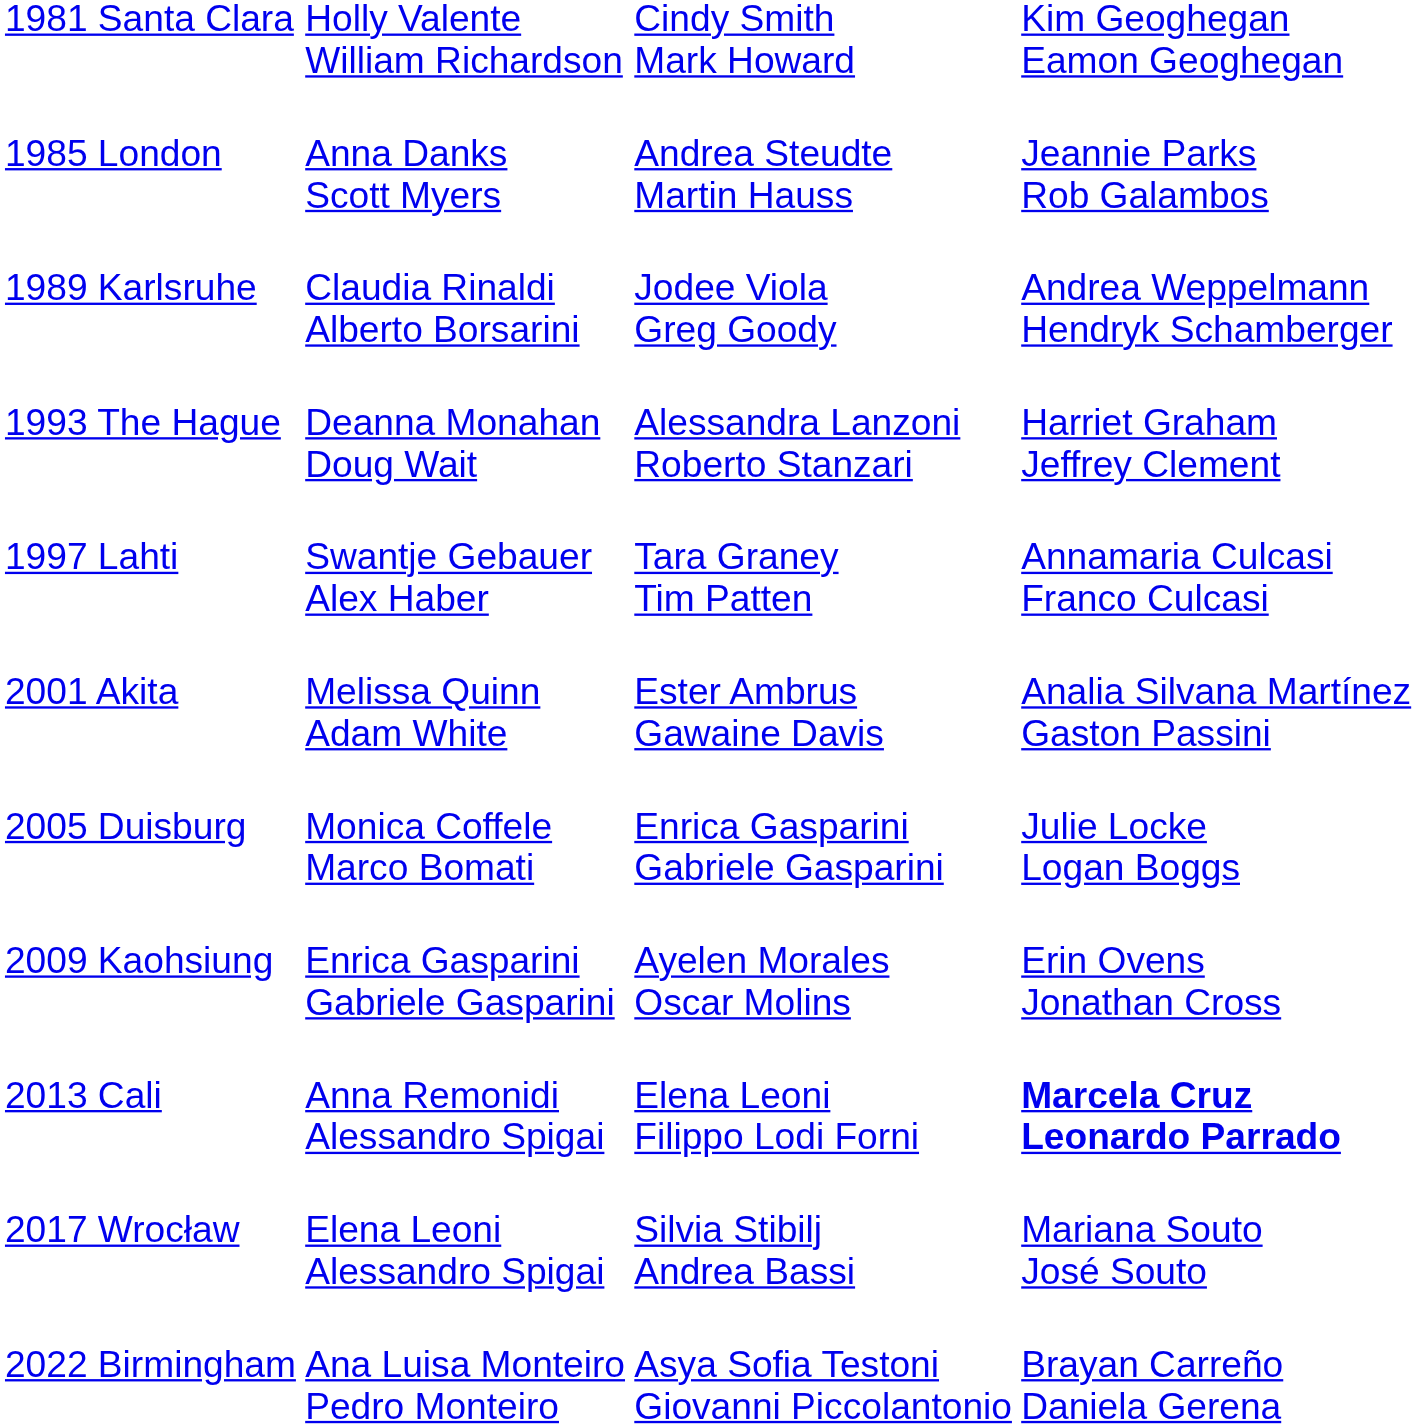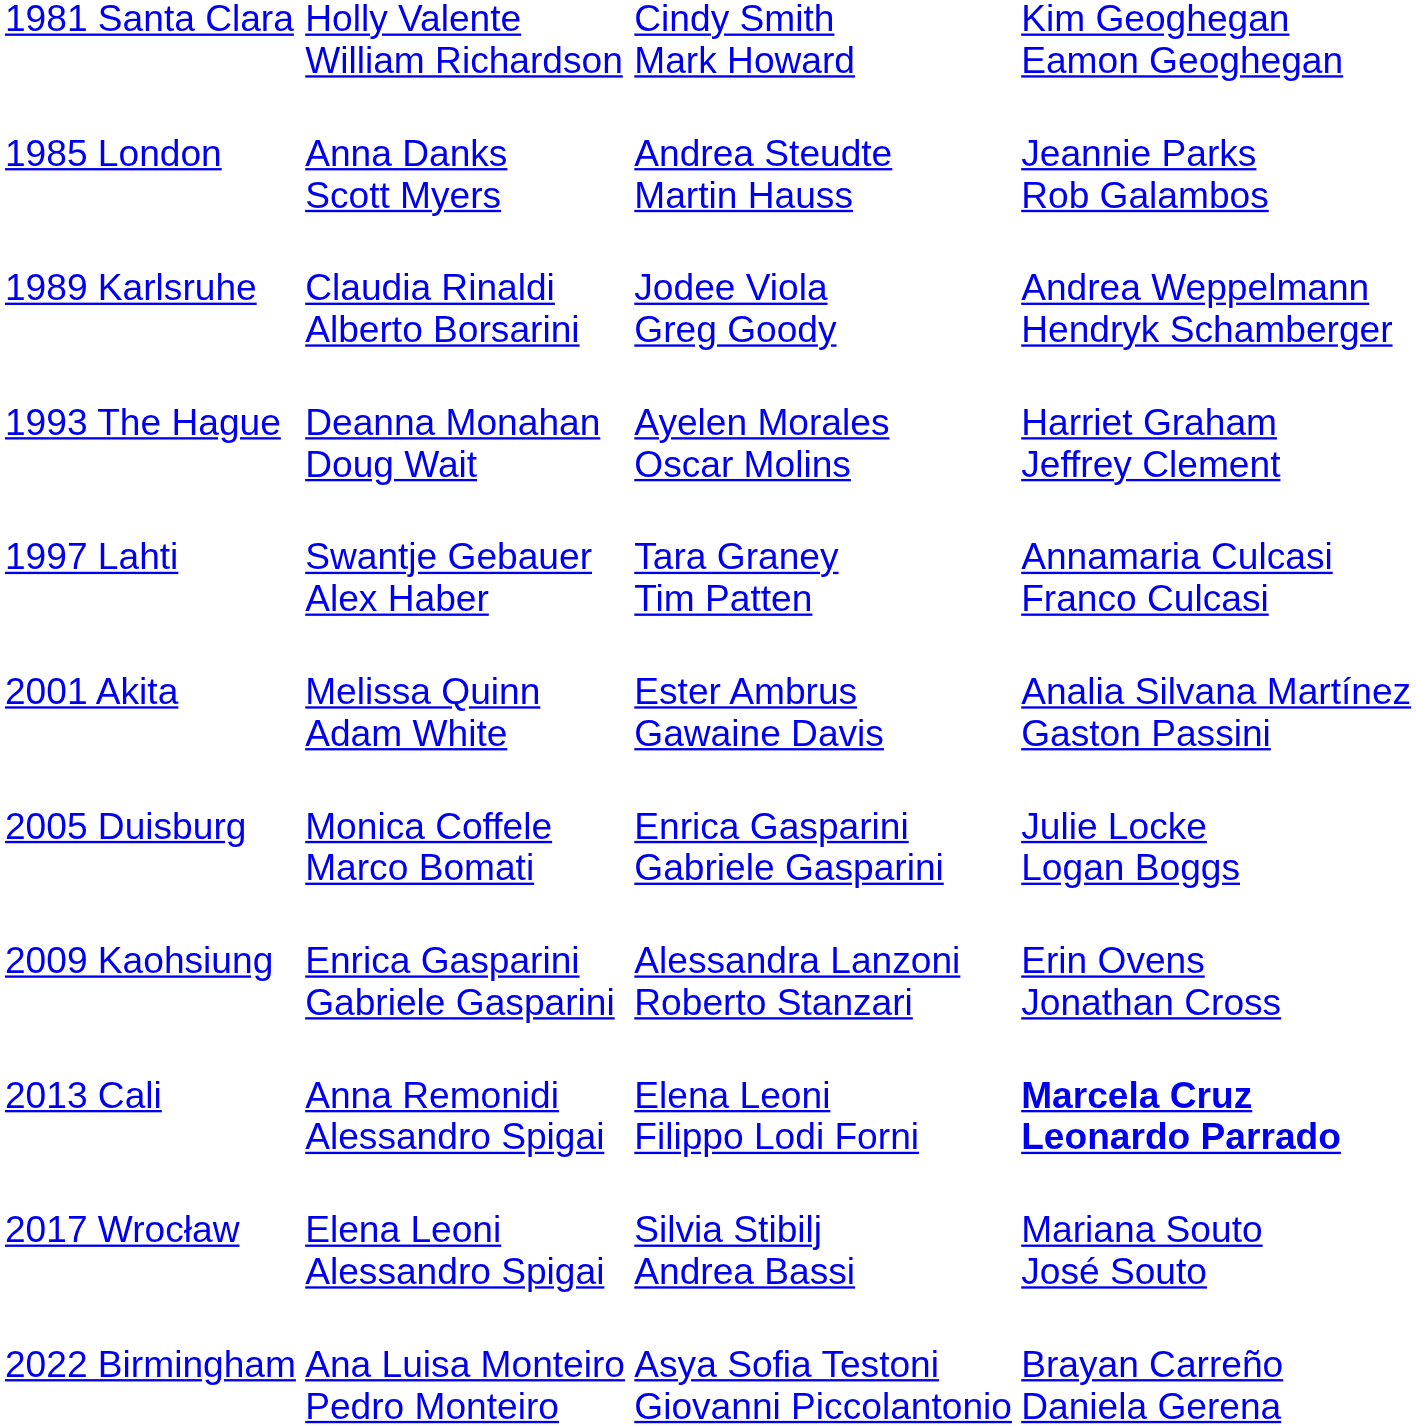(797, 443) Alessandra Lanzoni Roberto Stanzari -> (762, 443) Ayelen Morales Oscar Molins
(762, 981) Ayelen Morales Oscar Molins -> (797, 981) Alessandra Lanzoni Roberto Stanzari
